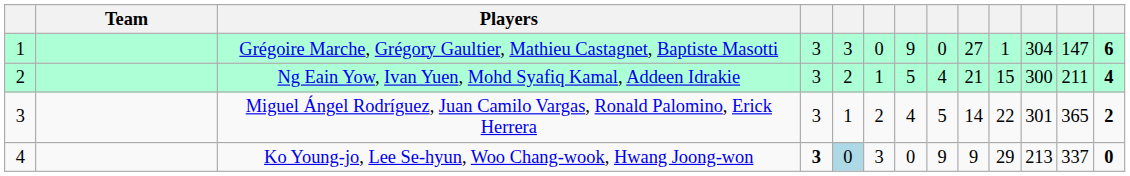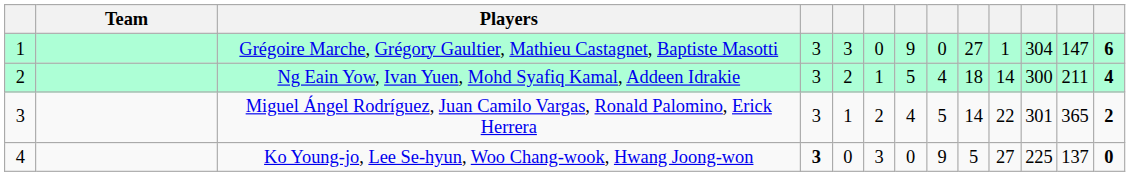(974, 77) 21 -> (974, 77) 18
(1005, 77) 15 -> (1005, 77) 14
(848, 156) lightblue background -> (848, 156) no background
(974, 156) 9 -> (974, 156) 5
(1005, 156) 29 -> (1005, 156) 27
(1039, 156) 213 -> (1039, 156) 225
(1075, 156) 337 -> (1075, 156) 137
